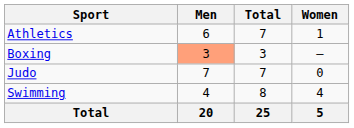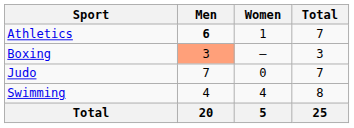columns swapped: (320, 14) <-> (263, 14)
(206, 34) normal -> (206, 34) bold
